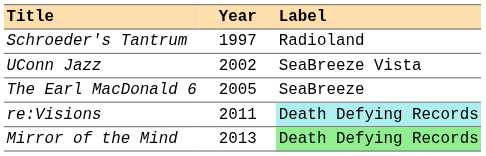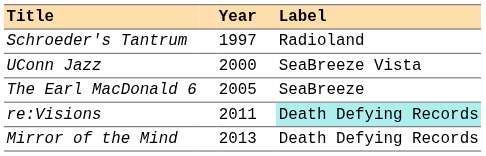(238, 66) 2002 -> (238, 66) 2000
(379, 139) lightgreen background -> (379, 139) no background
